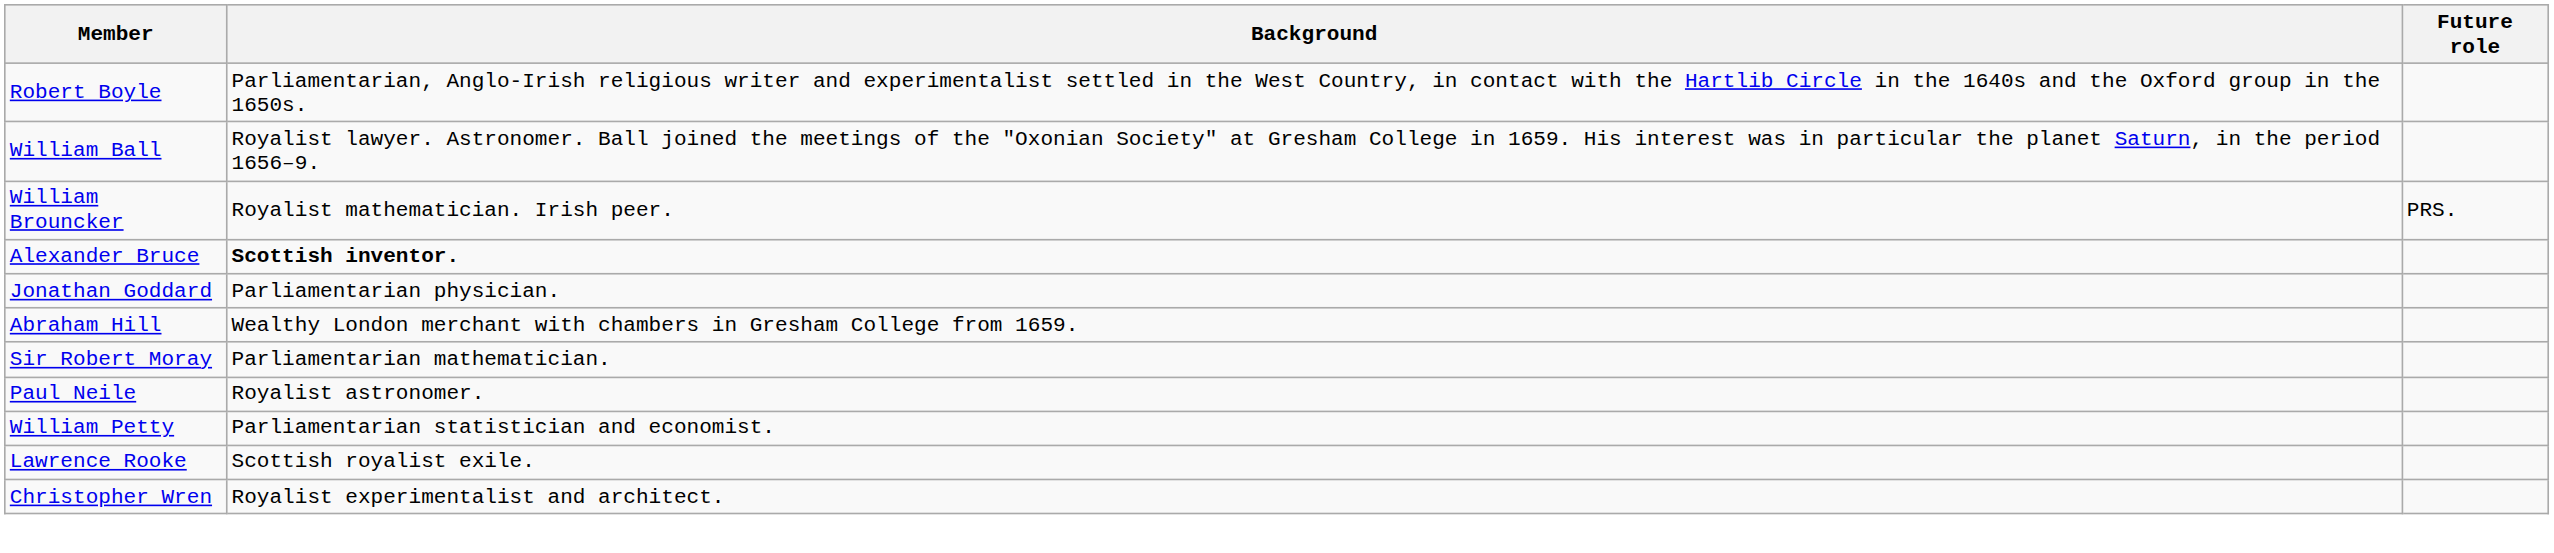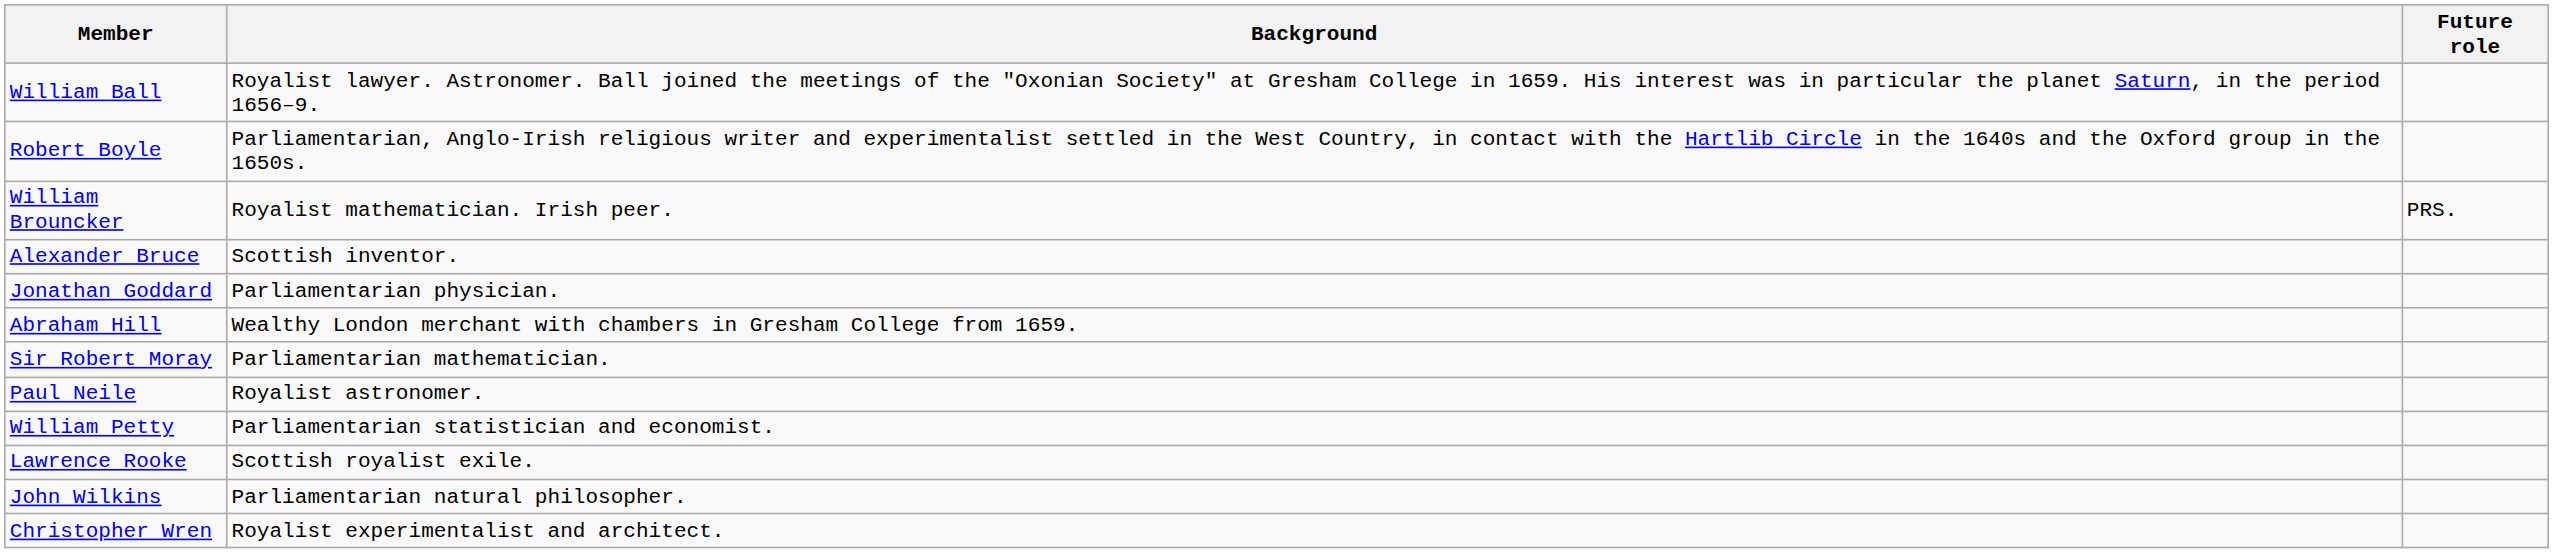rows swapped: (86, 151) <-> (86, 93)
(345, 256) bold -> (345, 256) normal
+ row: (86, 497)
